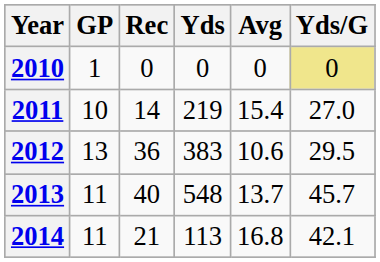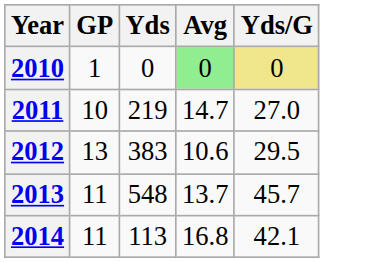- column: (147, 25)
(260, 67) no background -> (205, 67) lightgreen background
(260, 109) 15.4 -> (205, 109) 14.7
